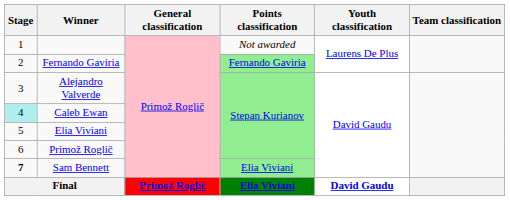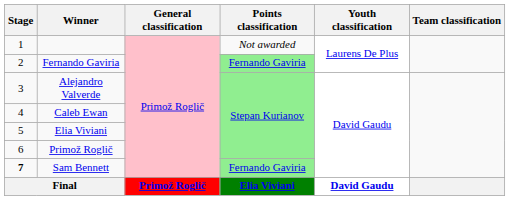(21, 113) paleturquoise background -> (21, 113) no background
(267, 168) Elia Viviani -> (267, 168) Fernando Gaviria
